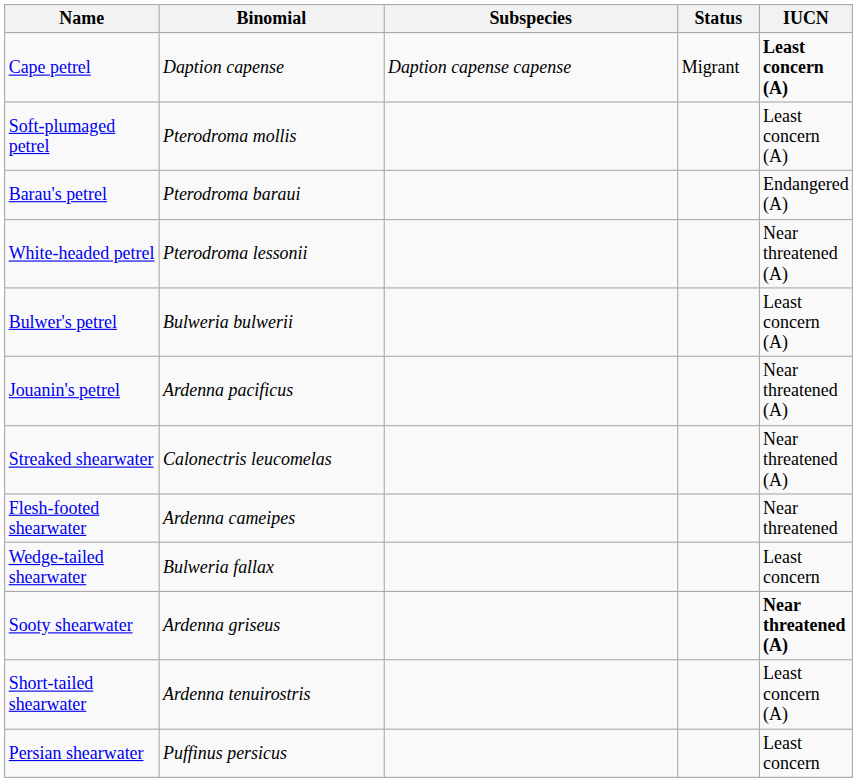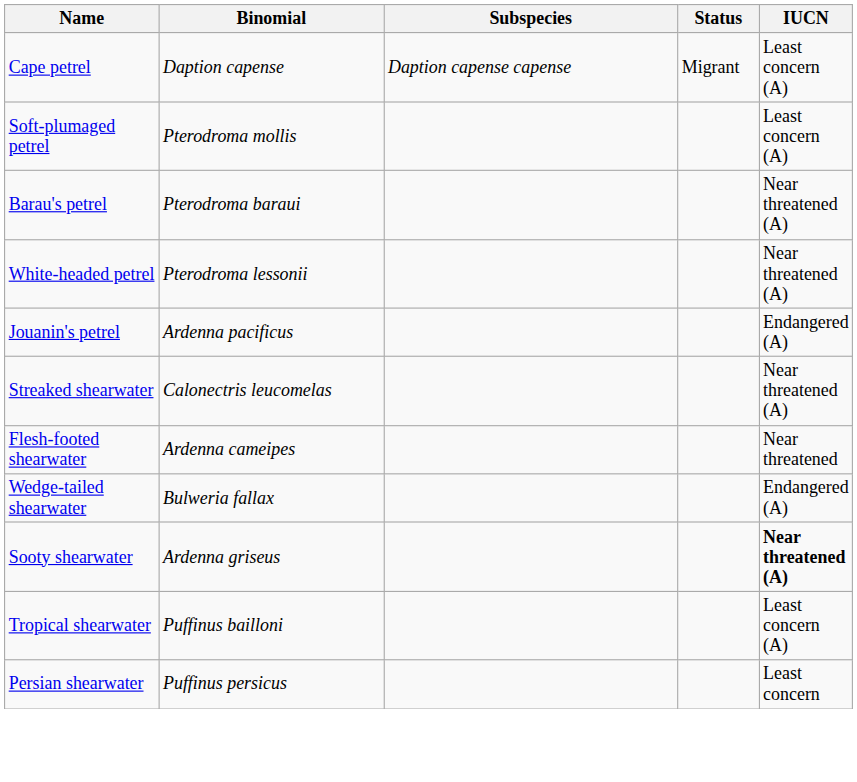(793, 67) bold -> (791, 67) normal
(806, 194) Endangered (A) -> (800, 204) Near threatened (A)
- row: (63, 322)
(800, 390) Near threatened (A) -> (806, 332) Endangered (A)
(791, 566) Least concern -> (806, 498) Endangered (A)
- row: (51, 694)
+ row: (80, 625)
